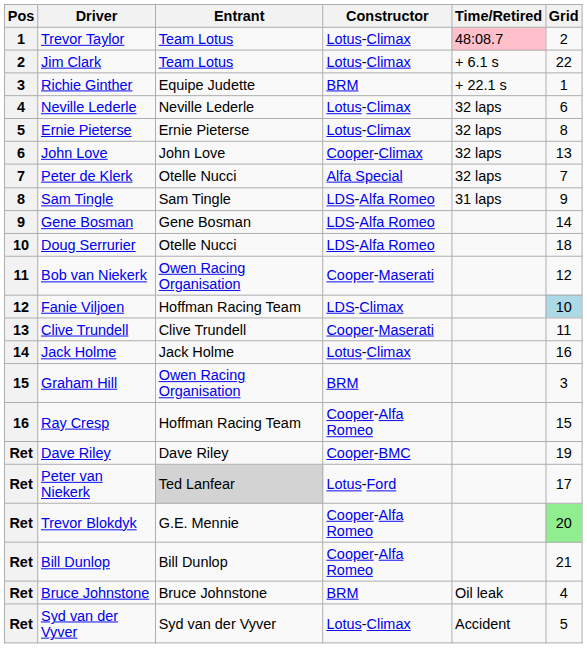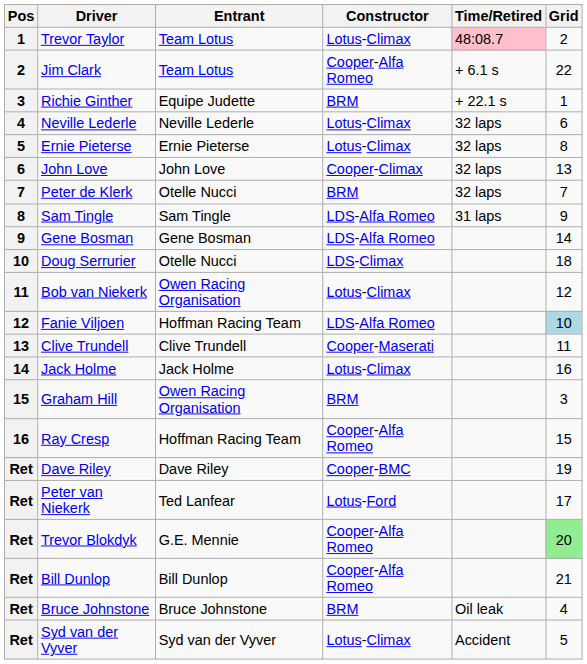(369, 62) Lotus-Climax -> (365, 70) Cooper-Alfa Romeo
(365, 176) Alfa Special -> (342, 192) BRM
(381, 245) LDS-Alfa Romeo -> (365, 261) LDS-Climax
(380, 276) Cooper-Maserati -> (369, 292) Lotus-Climax
(365, 307) LDS-Climax -> (381, 323) LDS-Alfa Romeo
(197, 484) lightgrey background -> (197, 500) no background
